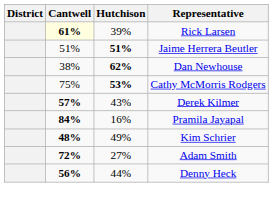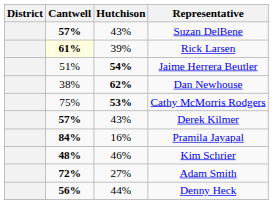+ row: (208, 31)
(121, 48) 51% -> (121, 66) 54%
(121, 137) 49% -> (121, 155) 46%
